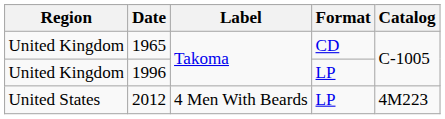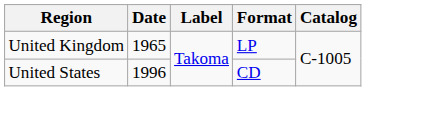(327, 45) CD -> (247, 45) LP
(66, 72) United Kingdom -> (54, 72) United States
(326, 72) LP -> (249, 72) CD
- row: (149, 99)
